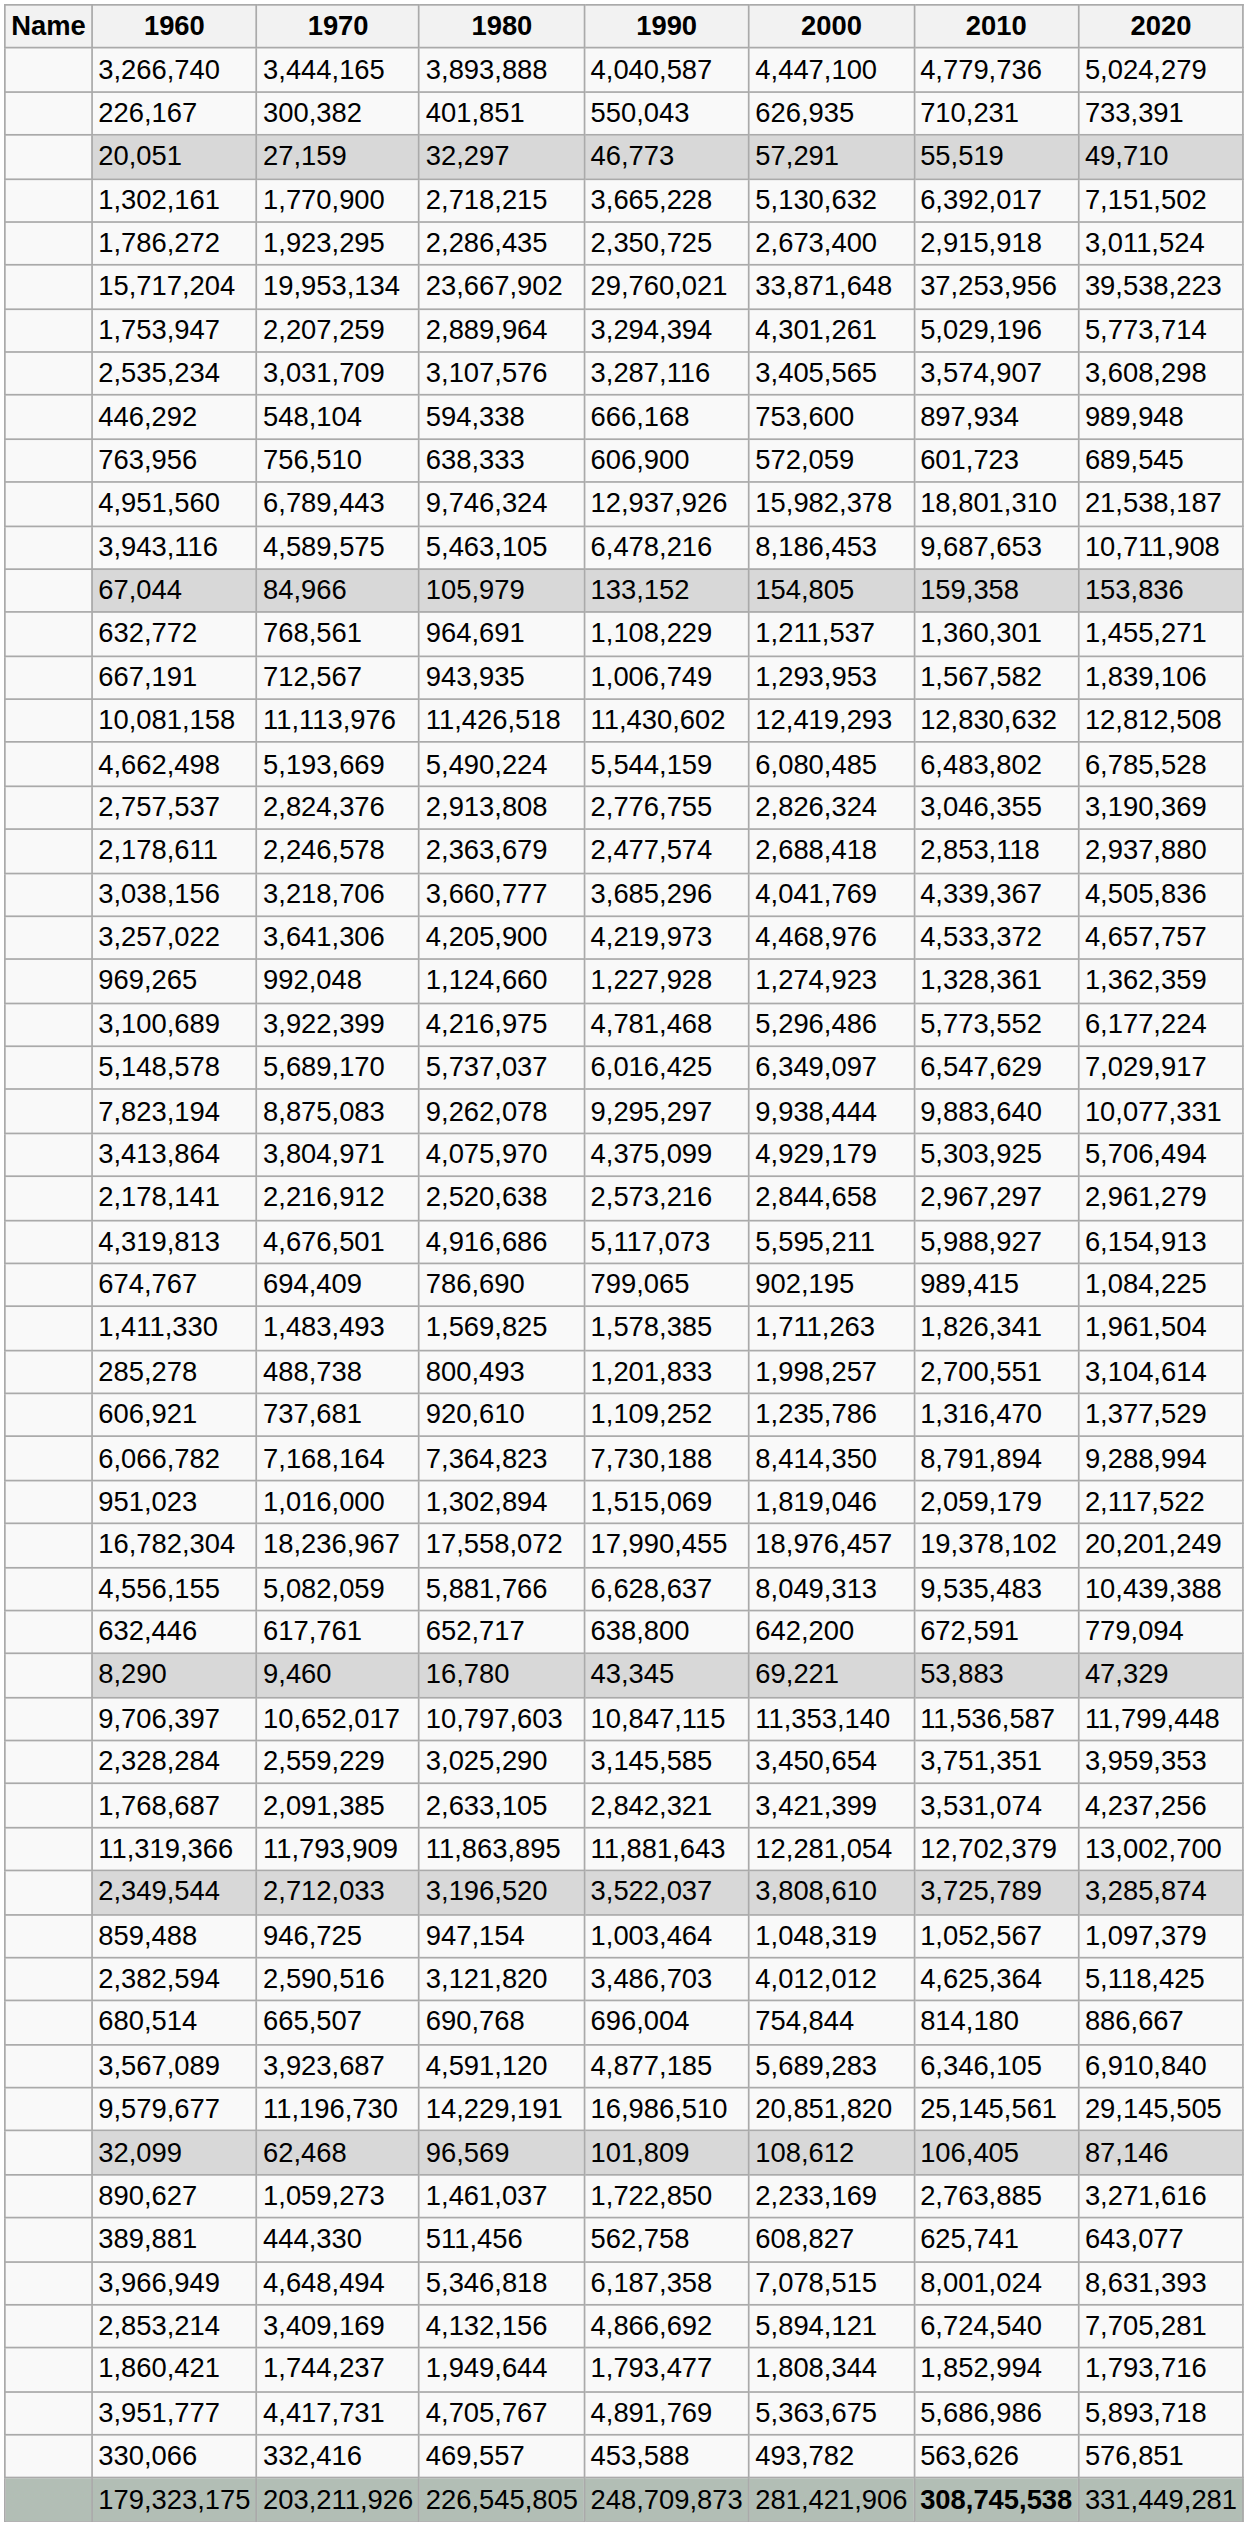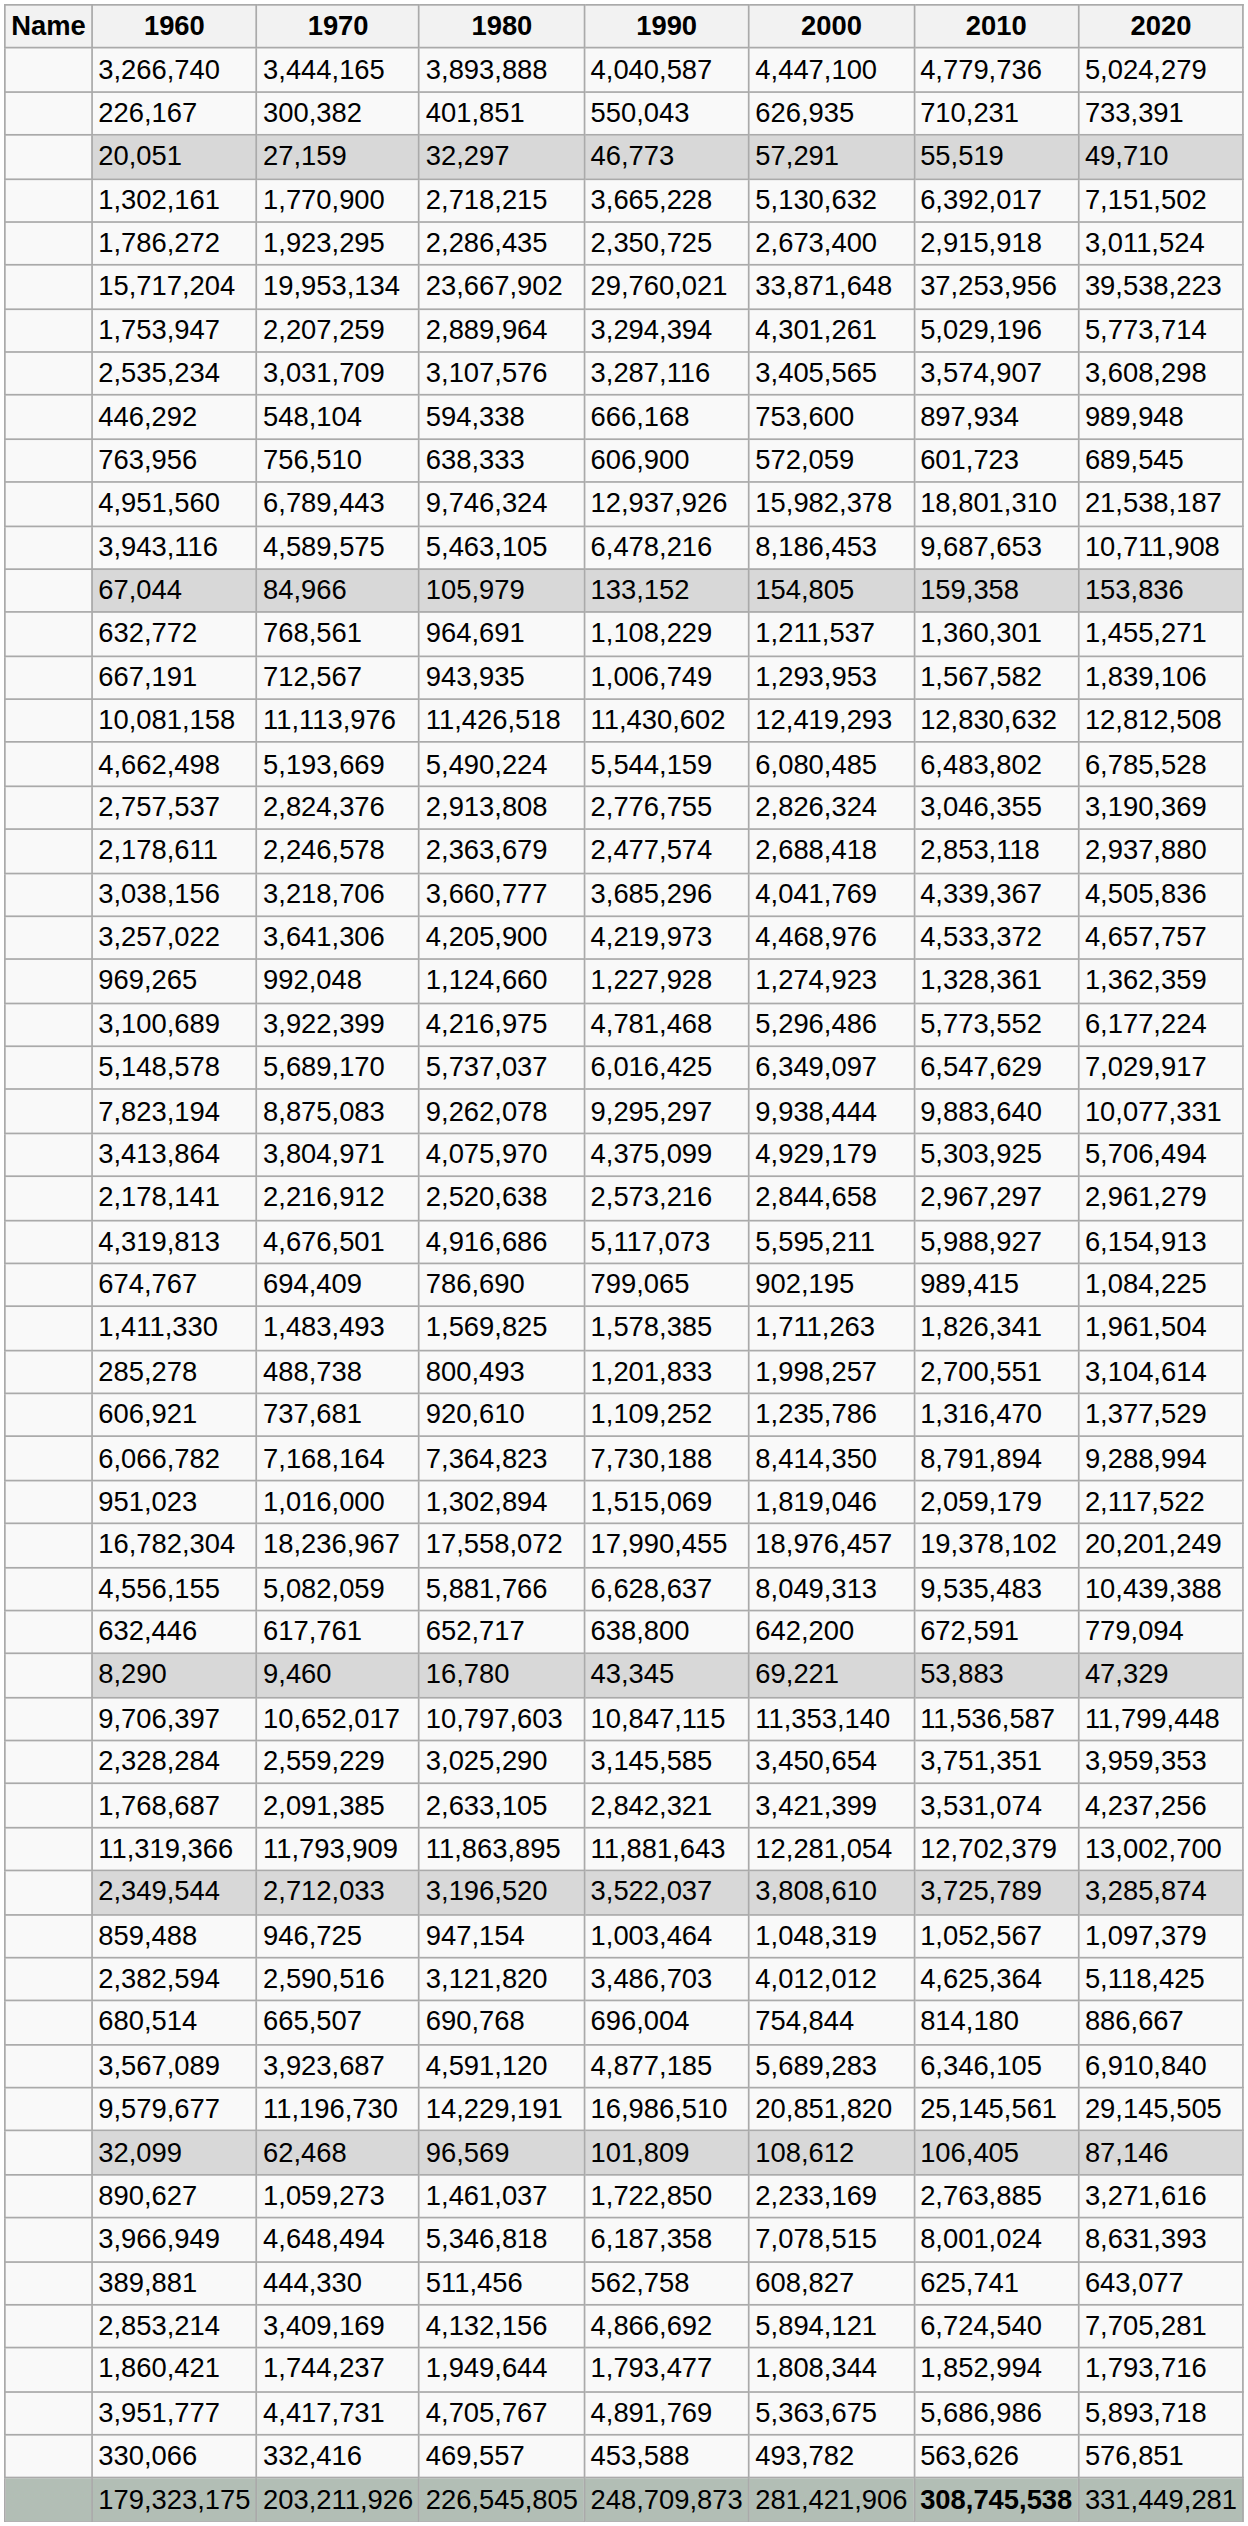rows swapped: (148, 2239) <-> (159, 2282)
